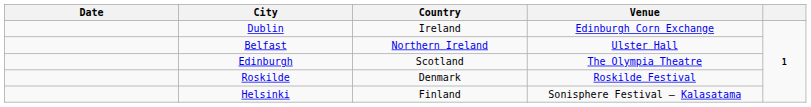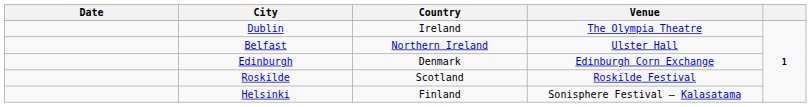(645, 29) Edinburgh Corn Exchange -> (645, 29) The Olympia Theatre
(440, 61) Scotland -> (440, 61) Denmark
(645, 61) The Olympia Theatre -> (645, 61) Edinburgh Corn Exchange
(440, 78) Denmark -> (440, 78) Scotland
